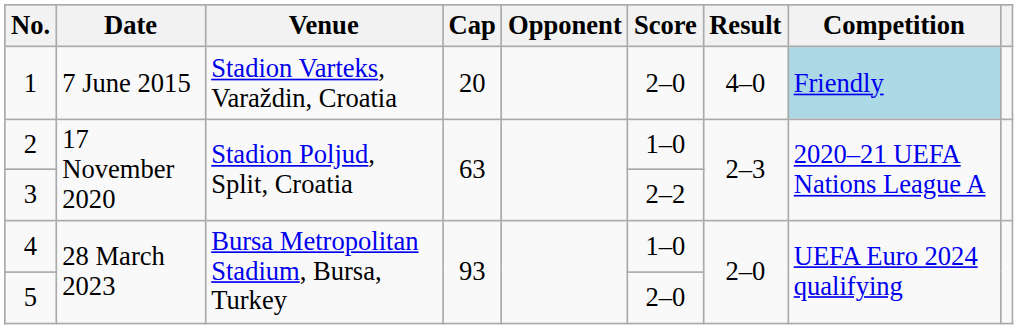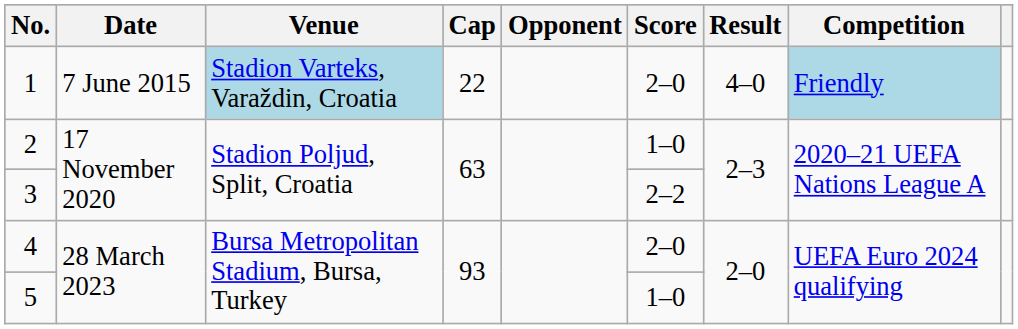(304, 82) no background -> (304, 82) lightblue background
(472, 82) 20 -> (472, 82) 22
(665, 245) 1–0 -> (665, 245) 2–0
(665, 296) 2–0 -> (665, 296) 1–0
